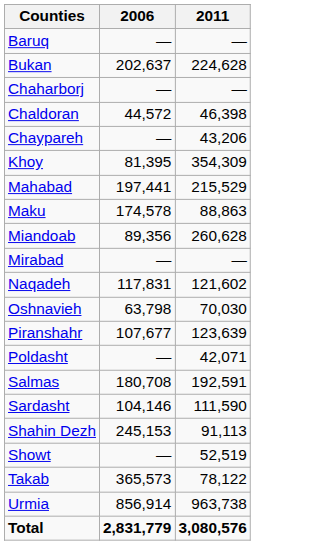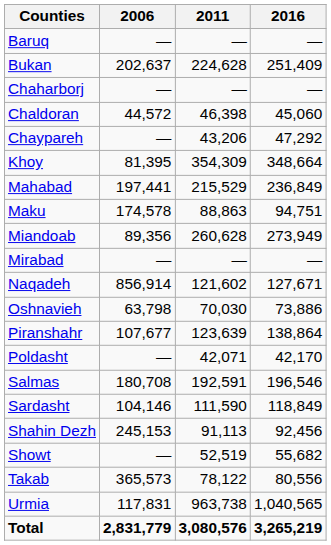+ column: (288, 16)
(144, 284) 117,831 -> (144, 284) 856,914
(144, 503) 856,914 -> (144, 503) 117,831
